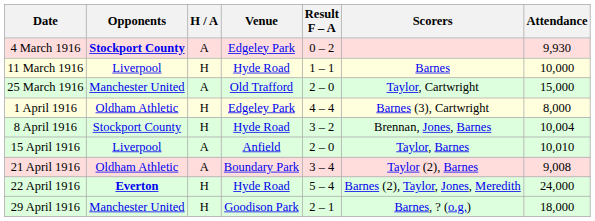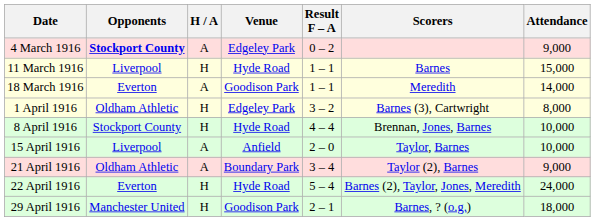(557, 48) 9,930 -> (557, 48) 9,000
(557, 68) 10,000 -> (557, 68) 15,000
+ row: (45, 87)
- row: (45, 87)
(322, 107) 4 – 4 -> (322, 107) 3 – 2
(322, 127) 3 – 2 -> (322, 127) 4 – 4
(557, 127) 10,004 -> (557, 127) 10,000
(557, 147) 10,010 -> (557, 147) 10,000
(557, 166) 9,008 -> (557, 166) 9,000
(137, 186) bold -> (137, 186) normal
